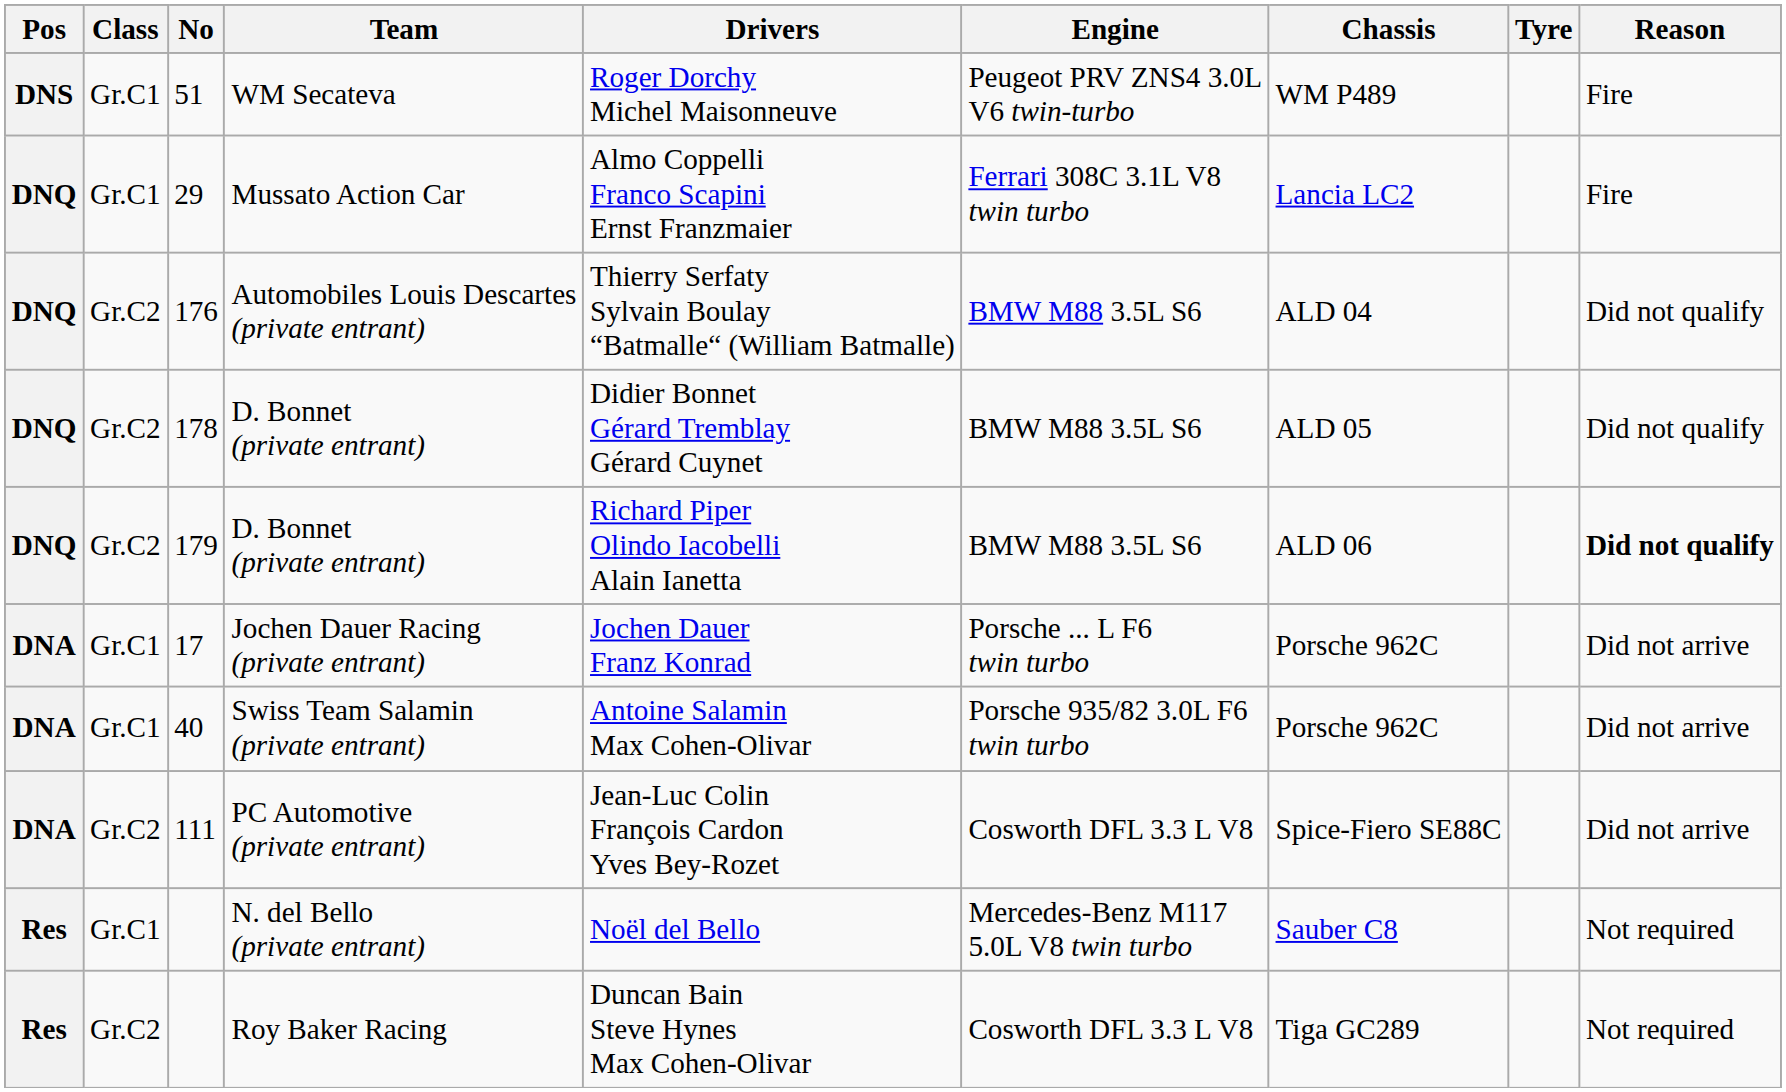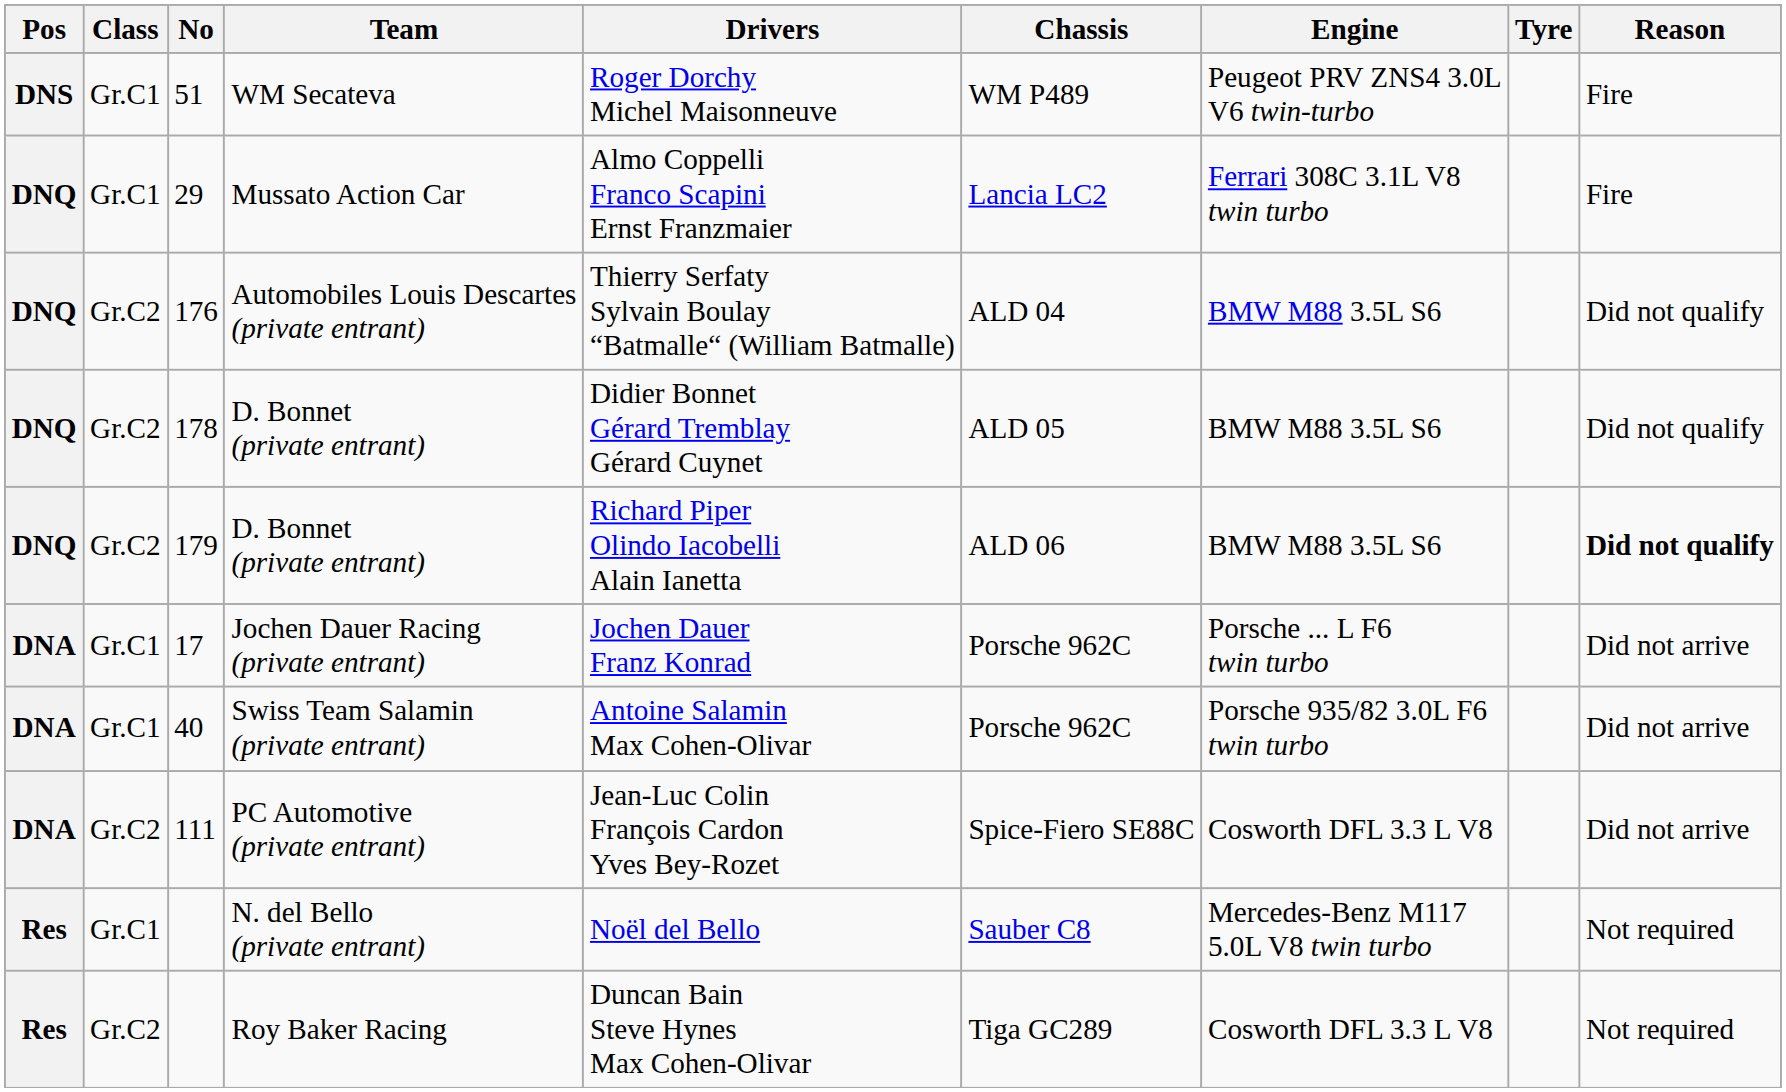columns swapped: (1389, 28) <-> (1115, 28)
